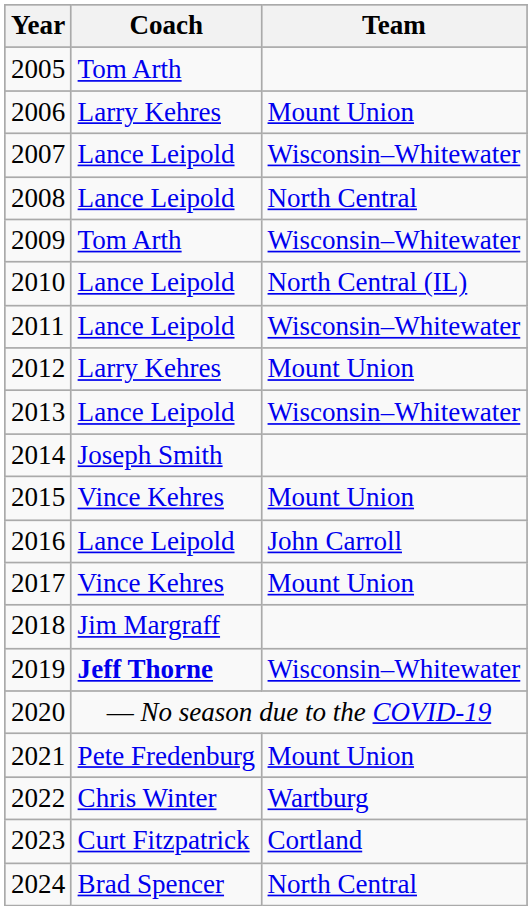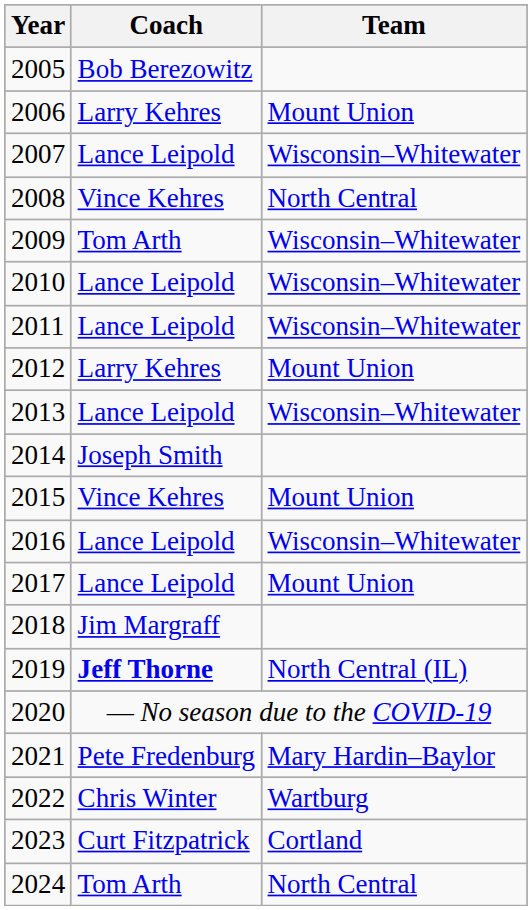(130, 68) Tom Arth -> (165, 68) Bob Berezowitz
(156, 197) Lance Leipold -> (151, 197) Vince Kehres
(367, 283) North Central (IL) -> (394, 283) Wisconsin–Whitewater
(335, 540) John Carroll -> (394, 540) Wisconsin–Whitewater
(151, 583) Vince Kehres -> (156, 583) Lance Leipold
(394, 669) Wisconsin–Whitewater -> (367, 669) North Central (IL)
(341, 754) Mount Union -> (381, 754) Mary Hardin–Baylor
(151, 883) Brad Spencer -> (130, 883) Tom Arth
